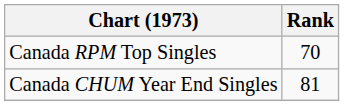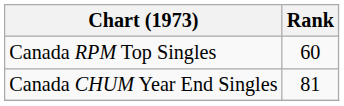(310, 52) 70 -> (310, 52) 60
